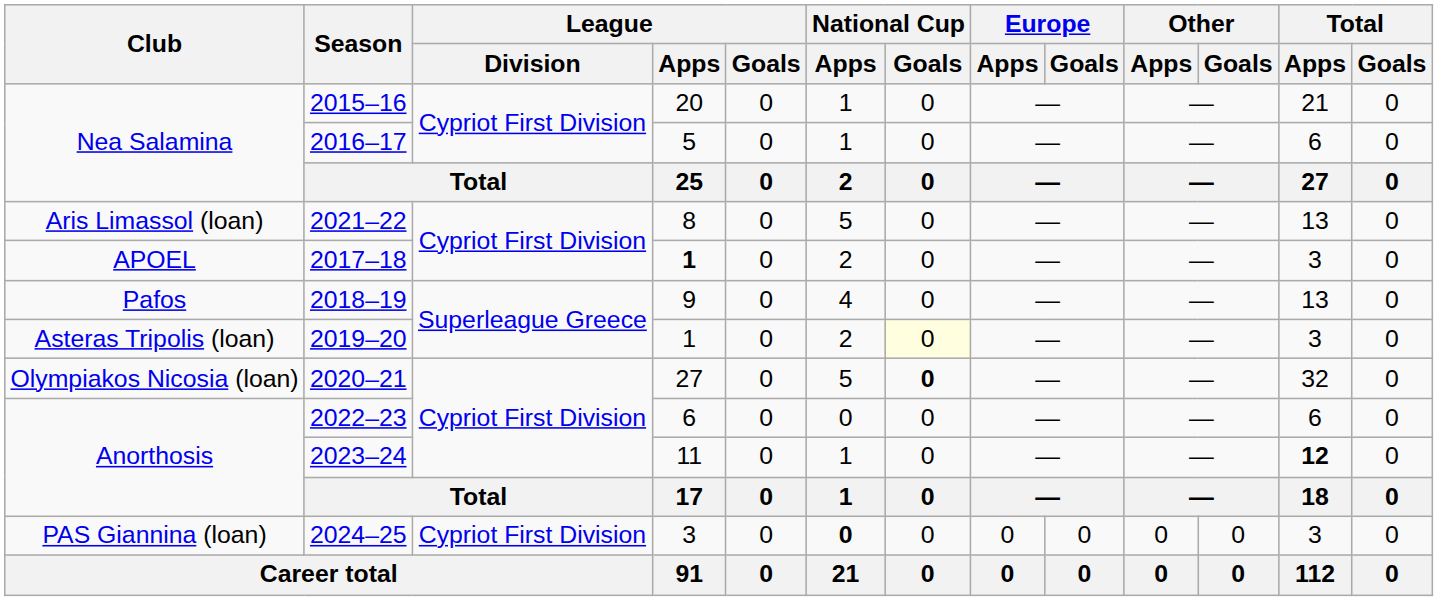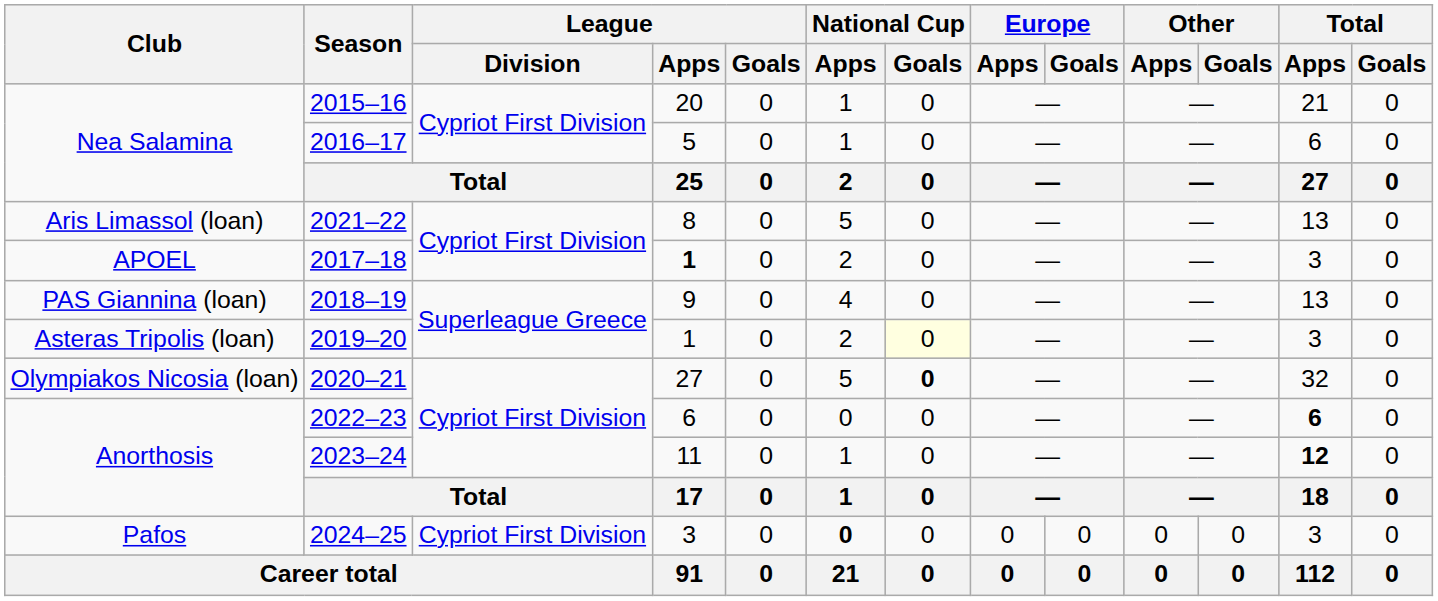(155, 299) Pafos -> (155, 299) PAS Giannina (loan)
(1315, 417) normal -> (1315, 417) bold
(155, 535) PAS Giannina (loan) -> (155, 535) Pafos
